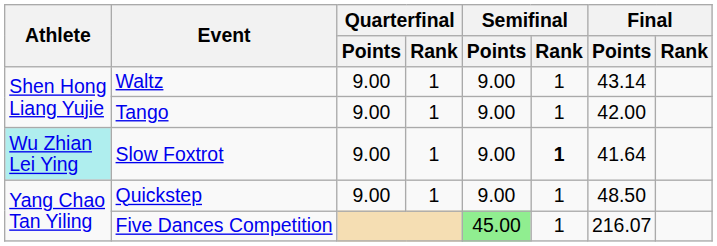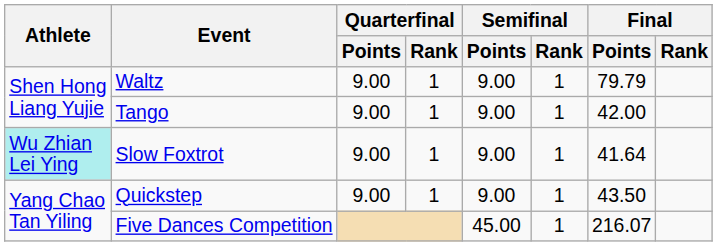(622, 82) 43.14 -> (622, 82) 79.79
(559, 154) bold -> (559, 154) normal
(622, 196) 48.50 -> (622, 196) 43.50
(497, 226) lightgreen background -> (497, 226) no background
